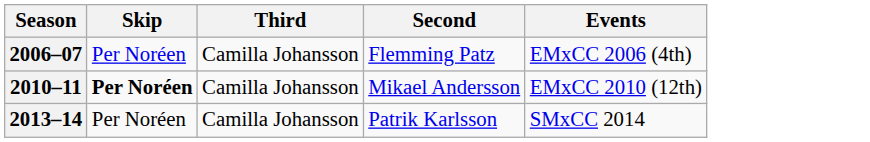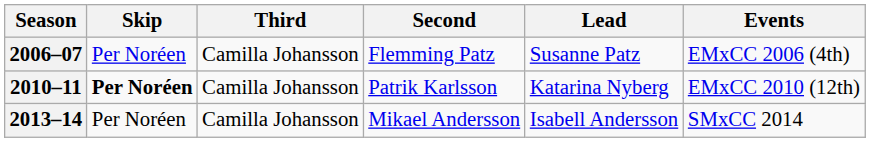+ column: (604, 20)
(444, 86) Mikael Andersson -> (433, 86) Patrik Karlsson
(433, 119) Patrik Karlsson -> (444, 119) Mikael Andersson
